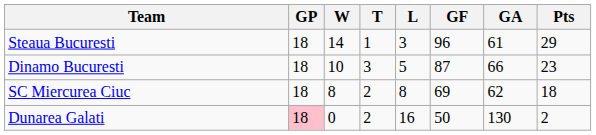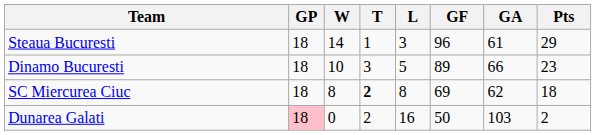(442, 67) 87 -> (442, 67) 89
(367, 92) normal -> (367, 92) bold
(499, 117) 130 -> (499, 117) 103
